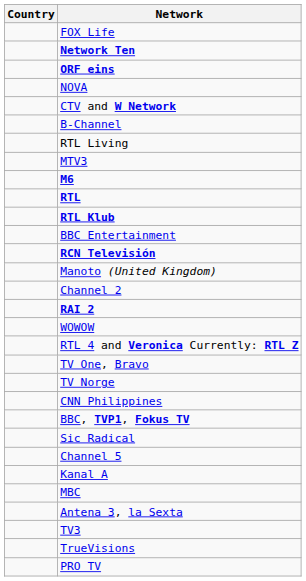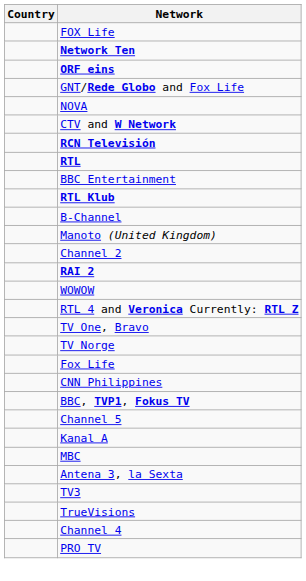+ row: (152, 87)
rows swapped: (108, 253) <-> (91, 124)
- row: (94, 143)
- row: (74, 161)
- row: (67, 180)
rows swapped: (87, 216) <-> (118, 235)
+ row: (87, 364)
- row: (98, 438)
+ row: (91, 530)
